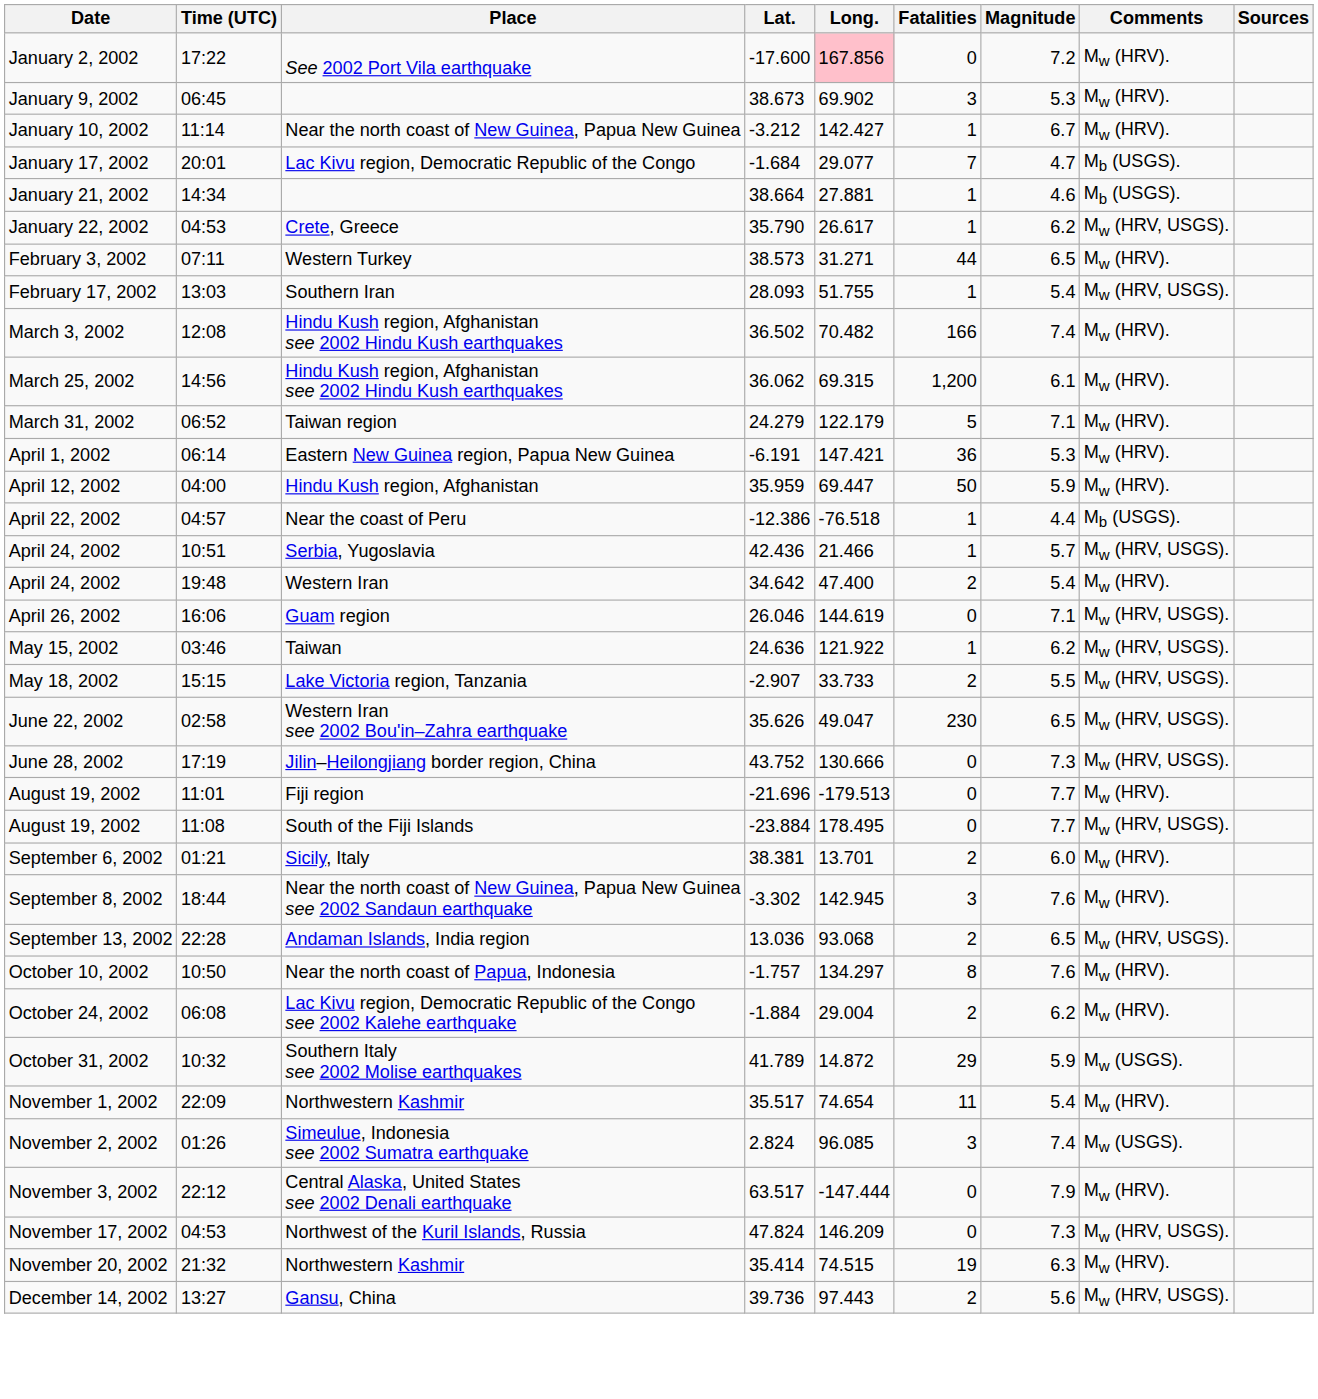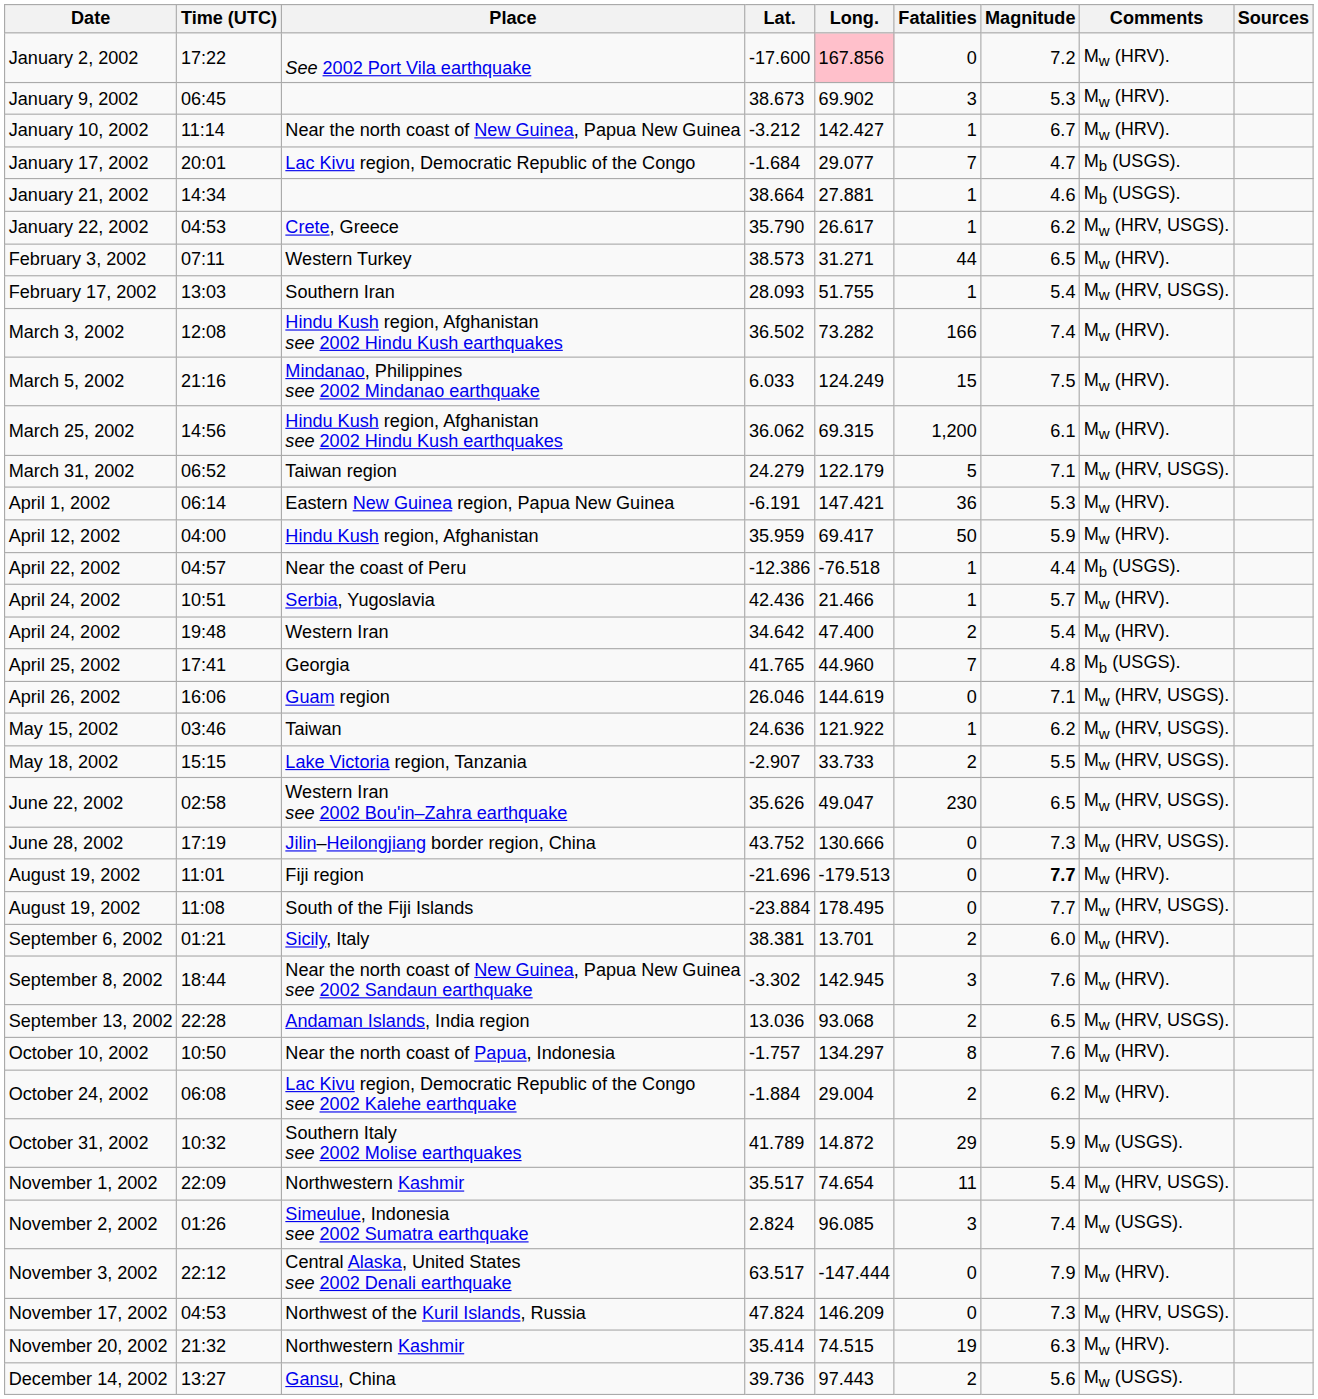(846, 332) 70.482 -> (846, 332) 73.282
+ row: (67, 381)
(1127, 422) Mw (HRV). -> (1157, 471) Mw (HRV, USGS).
(846, 486) 69.447 -> (846, 535) 69.417
(1157, 551) Mw (HRV, USGS). -> (1127, 600) Mw (HRV).
+ row: (65, 664)
(1063, 794) normal -> (1063, 875) bold
(1127, 1103) Mw (HRV). -> (1157, 1184) Mw (HRV, USGS).
(1157, 1297) Mw (HRV, USGS). -> (1133, 1379) Mw (USGS).
